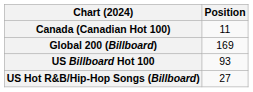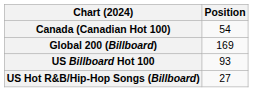(225, 29) 11 -> (225, 29) 54
